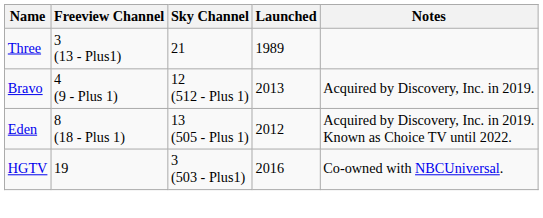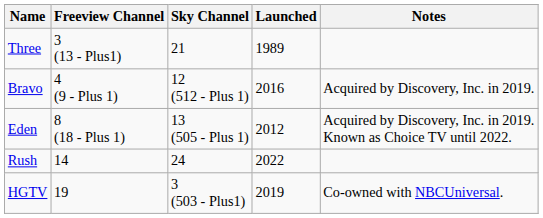(270, 88) 2013 -> (270, 88) 2016
+ row: (22, 161)
(270, 169) 2016 -> (270, 193) 2019
